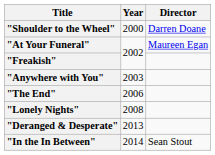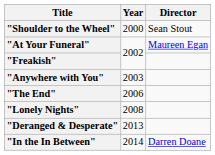(177, 28) Darren Doane -> (170, 28) Sean Stout
(170, 142) Sean Stout -> (177, 142) Darren Doane
